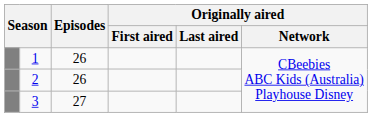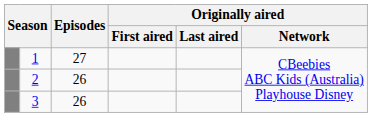(80, 58) 26 -> (80, 58) 27
(80, 101) 27 -> (80, 101) 26
